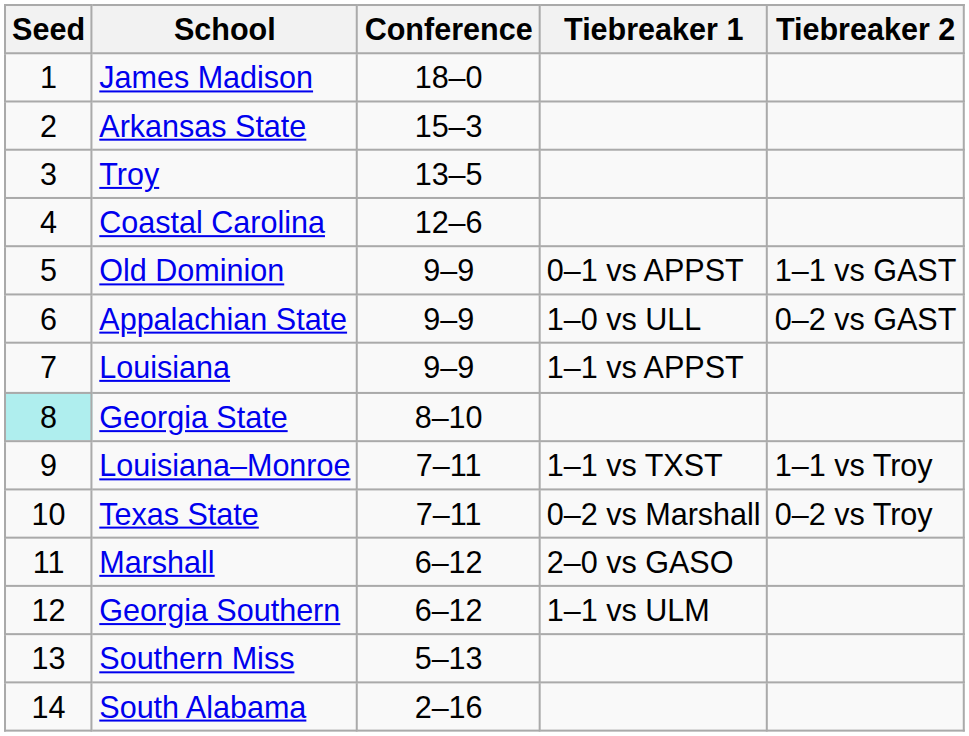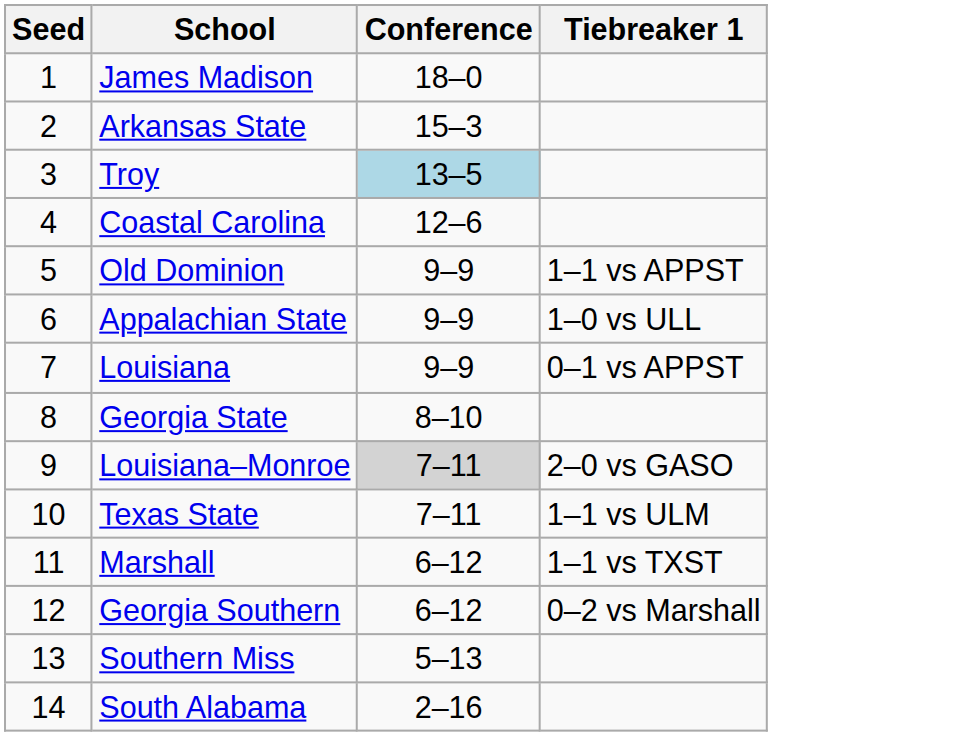- column: (866, 29)
(449, 174) no background -> (449, 174) lightblue background
(645, 271) 0–1 vs APPST -> (645, 271) 1–1 vs APPST
(645, 368) 1–1 vs APPST -> (645, 368) 0–1 vs APPST
(49, 416) paleturquoise background -> (49, 416) no background
(449, 465) no background -> (449, 465) lightgrey background
(635, 465) 1–1 vs TXST -> (640, 465) 2–0 vs GASO
(654, 513) 0–2 vs Marshall -> (628, 513) 1–1 vs ULM
(640, 561) 2–0 vs GASO -> (635, 561) 1–1 vs TXST
(628, 610) 1–1 vs ULM -> (654, 610) 0–2 vs Marshall
